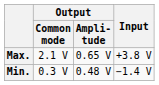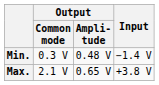rows swapped: (19, 72) <-> (19, 56)
